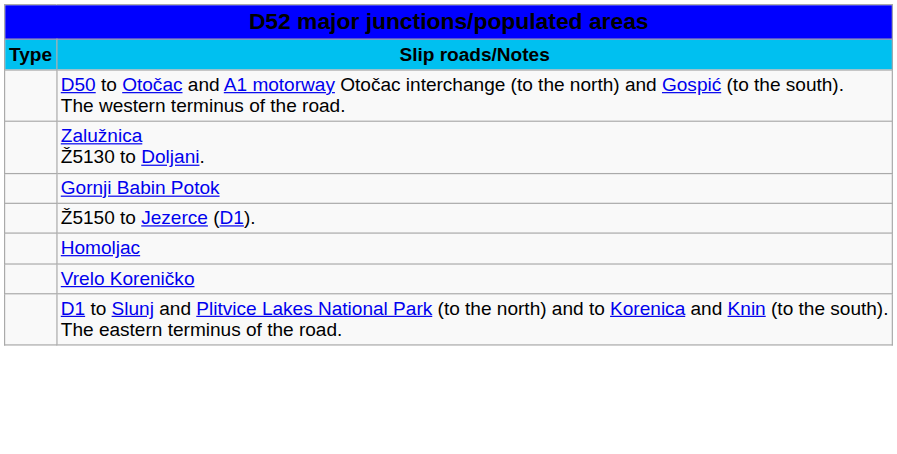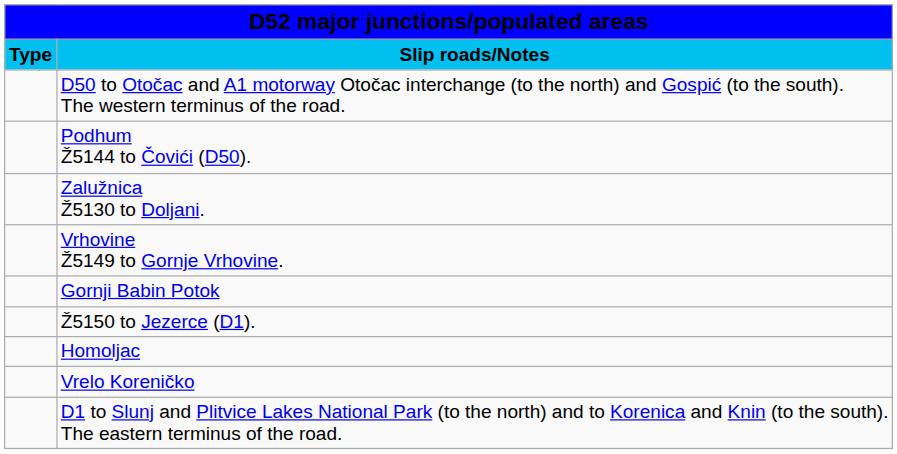+ row: (156, 147)
+ row: (172, 250)
